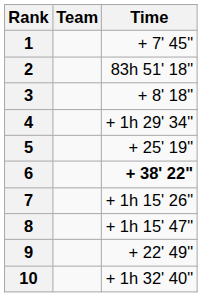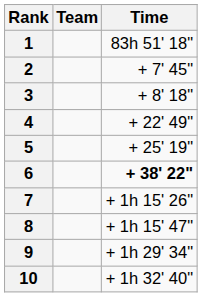(165, 43) + 7' 45" -> (152, 43) 83h 51' 18"
(152, 69) 83h 51' 18" -> (165, 69) + 7' 45"
(149, 122) + 1h 29' 34" -> (161, 122) + 22' 49"
(161, 252) + 22' 49" -> (149, 252) + 1h 29' 34"
